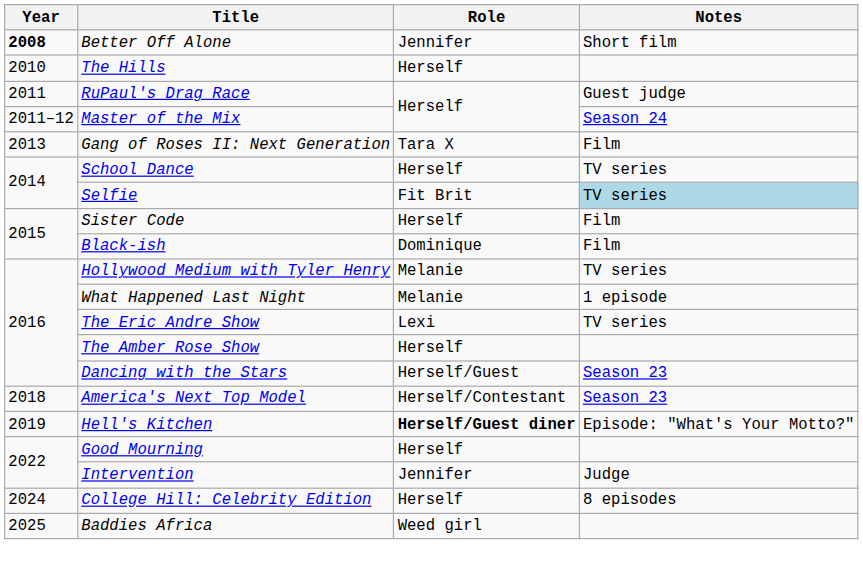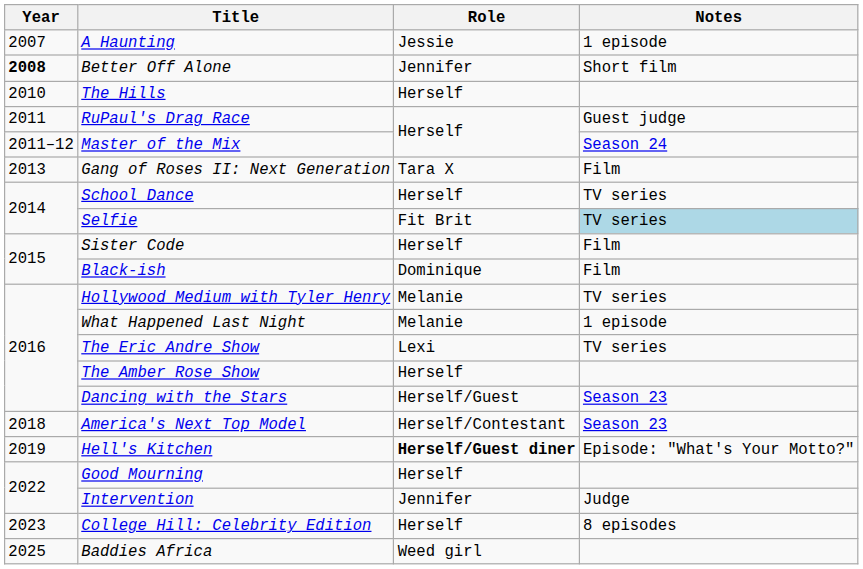+ row: (128, 43)
(27, 500) 2024 -> (27, 526) 2023
